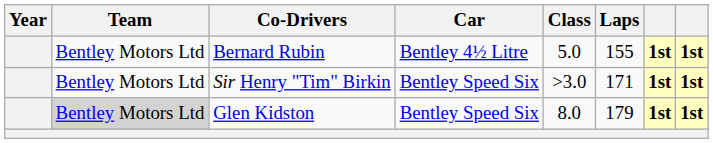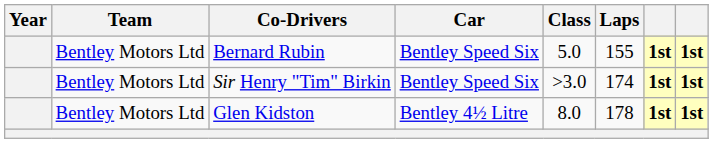(464, 51) Bentley 4½ Litre -> (469, 51) Bentley Speed Six
(619, 82) 171 -> (619, 82) 174
(130, 113) lightgrey background -> (130, 113) no background
(469, 113) Bentley Speed Six -> (464, 113) Bentley 4½ Litre
(619, 113) 179 -> (619, 113) 178
